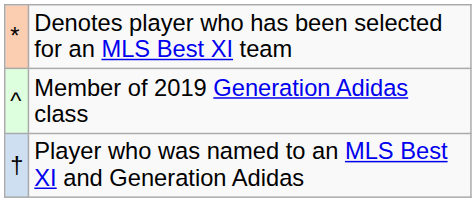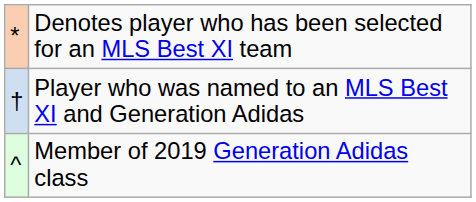rows swapped: (221, 100) <-> (241, 164)
